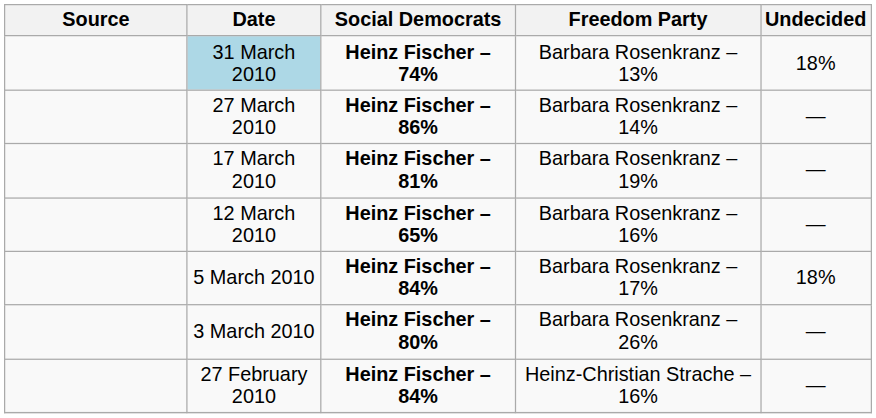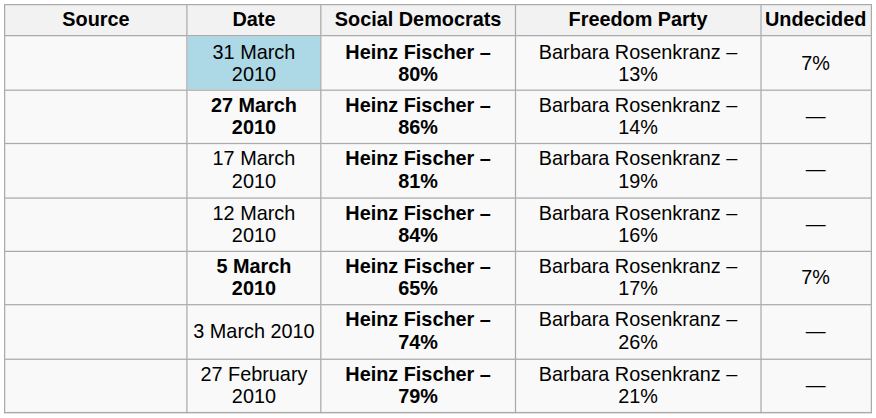(418, 62) Heinz Fischer – 74% -> (418, 62) Heinz Fischer – 80%
(816, 62) 18% -> (816, 62) 7%
(254, 116) normal -> (254, 116) bold
(418, 224) Heinz Fischer – 65% -> (418, 224) Heinz Fischer – 84%
(254, 277) normal -> (254, 277) bold
(418, 277) Heinz Fischer – 84% -> (418, 277) Heinz Fischer – 65%
(816, 277) 18% -> (816, 277) 7%
(418, 331) Heinz Fischer – 80% -> (418, 331) Heinz Fischer – 74%
+ row: (638, 385)
- row: (638, 385)
